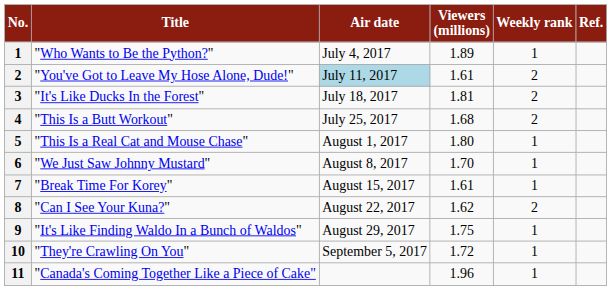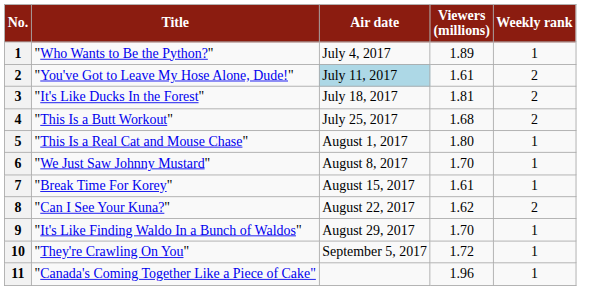- column: (591, 23)
(462, 229) 1.75 -> (462, 229) 1.70
